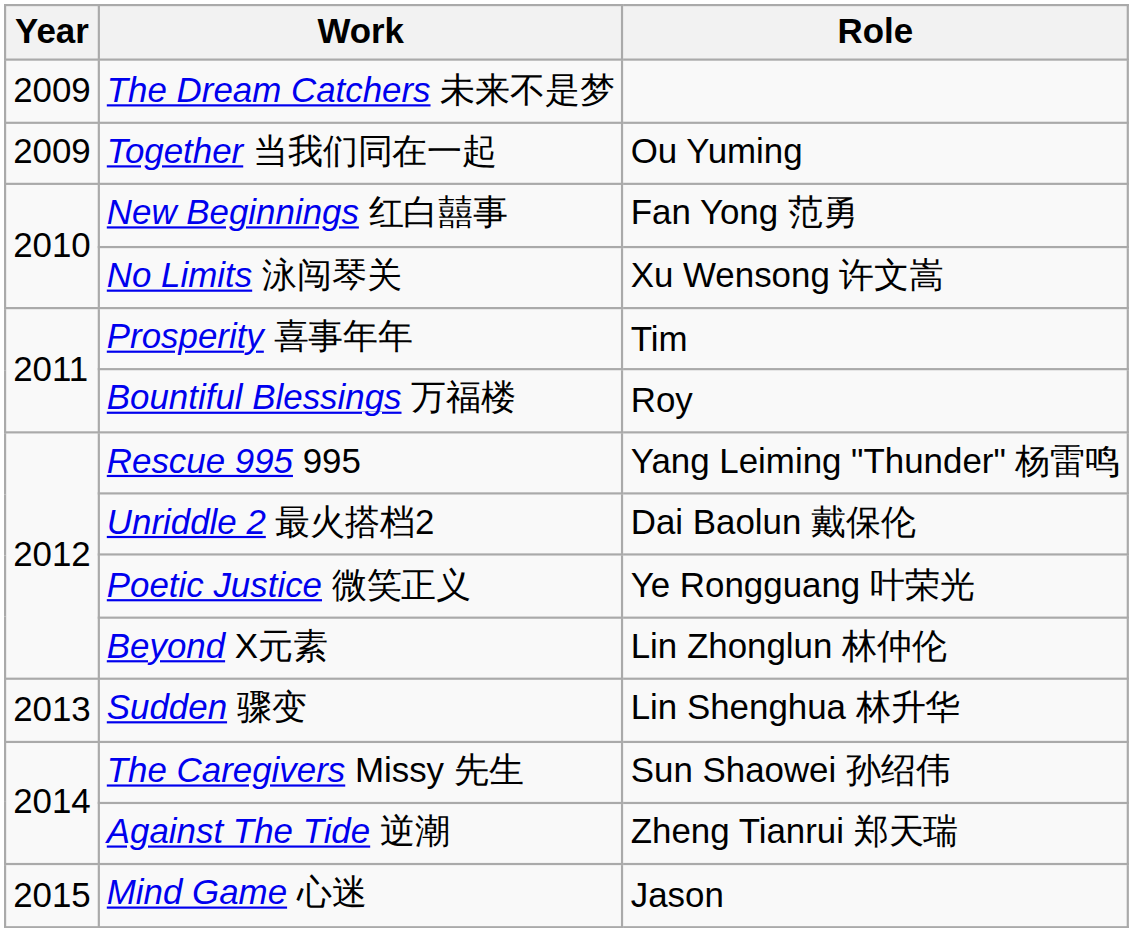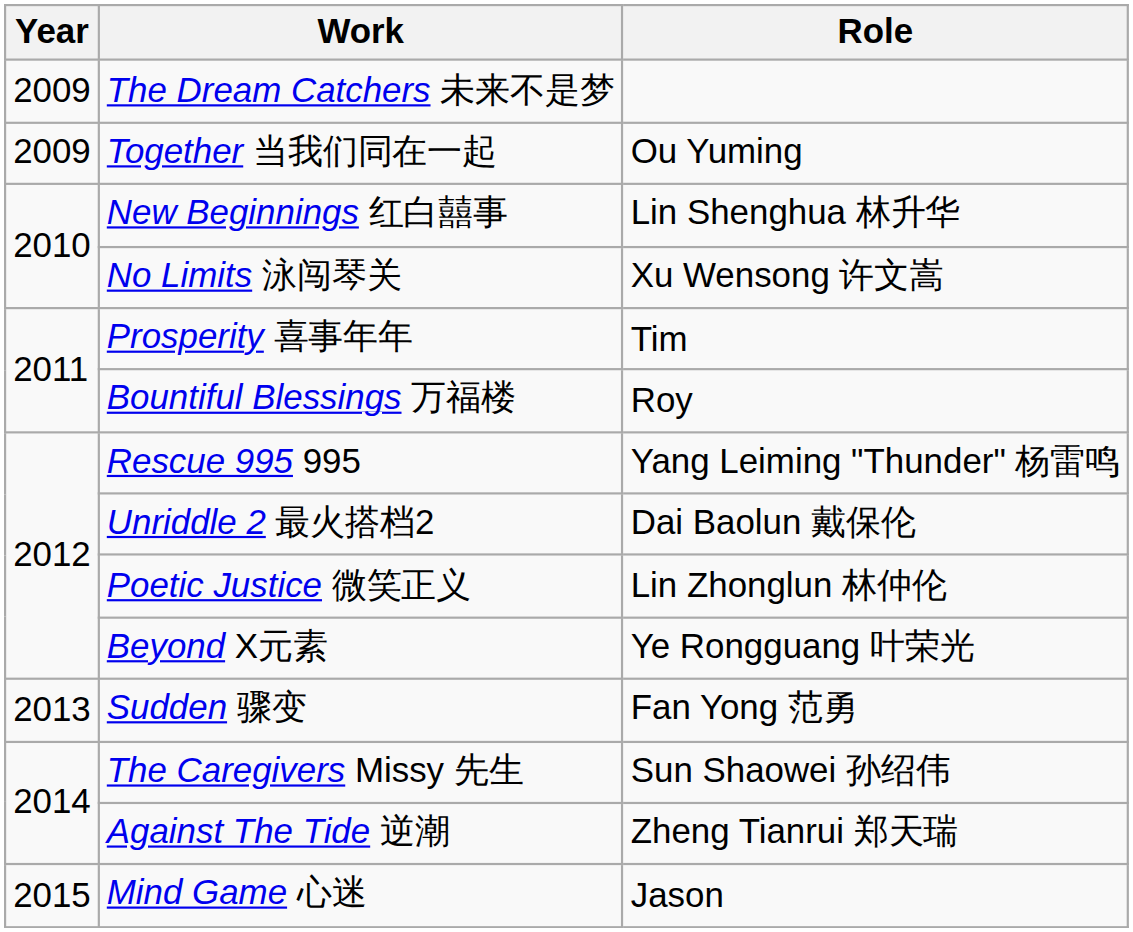(744, 213) Fan Yong 范勇 -> (796, 213) Lin Shenghua 林升华
(803, 584) Ye Rongguang 叶荣光 -> (789, 584) Lin Zhonglun 林仲伦
(789, 646) Lin Zhonglun 林仲伦 -> (803, 646) Ye Rongguang 叶荣光
(796, 708) Lin Shenghua 林升华 -> (744, 708) Fan Yong 范勇
